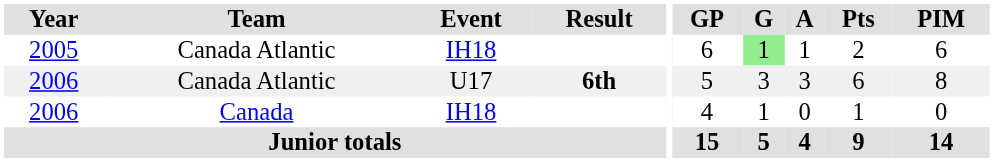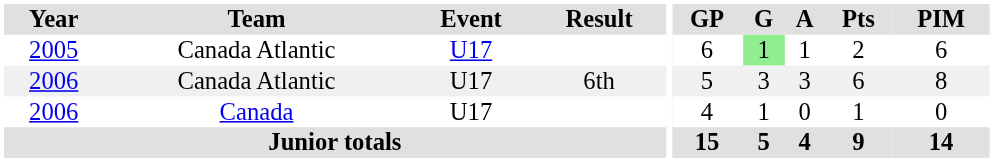(471, 49) IH18 -> (471, 49) U17
(599, 80) bold -> (599, 80) normal
(471, 111) IH18 -> (471, 111) U17
